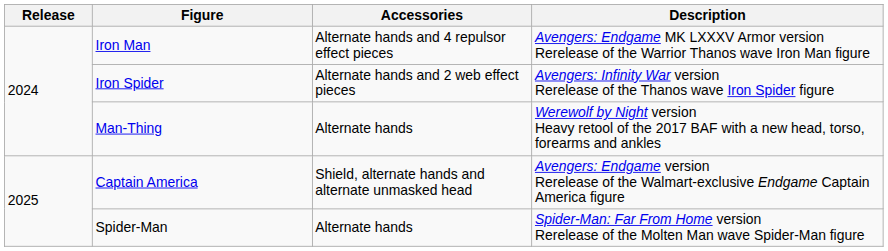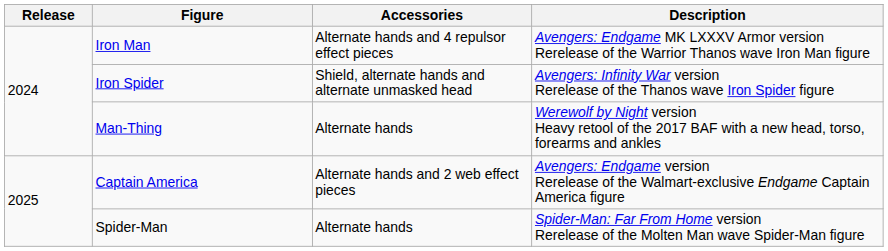(417, 83) Alternate hands and 2 web effect pieces -> (400, 83) Shield, alternate hands and alternate unmasked head
(400, 182) Shield, alternate hands and alternate unmasked head -> (417, 182) Alternate hands and 2 web effect pieces
